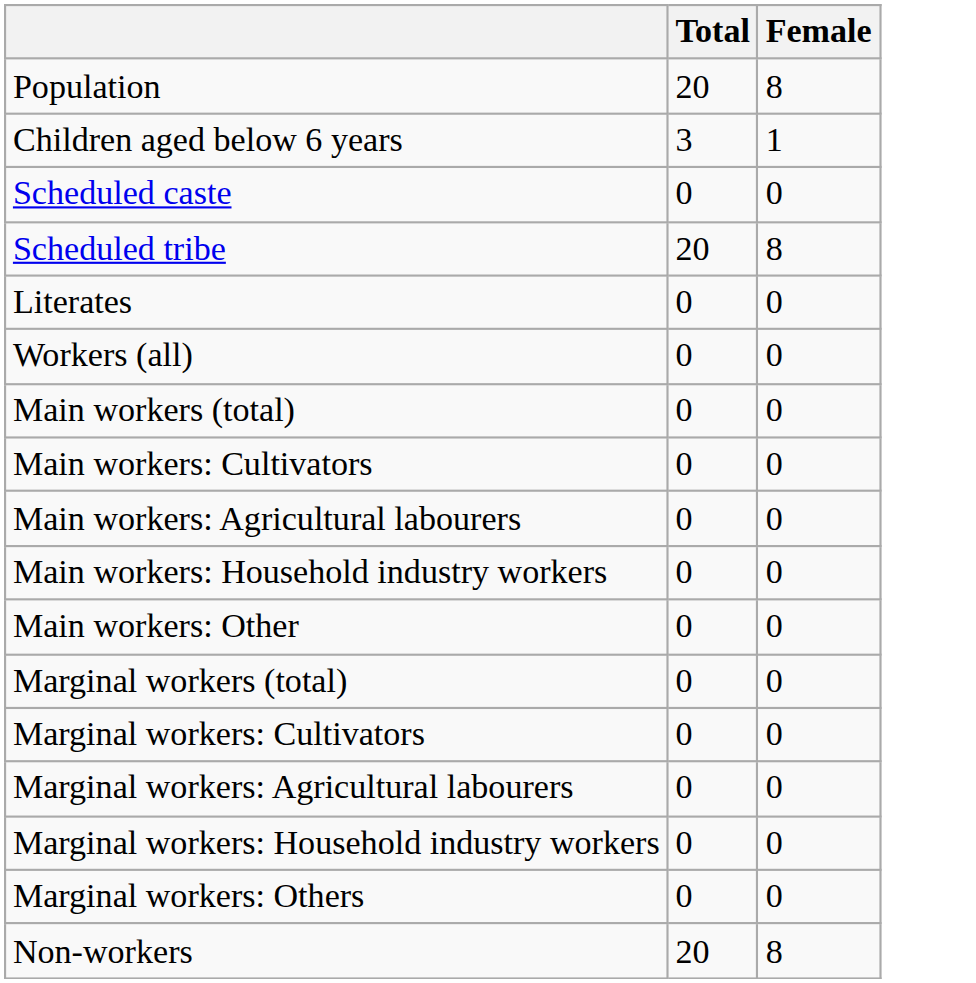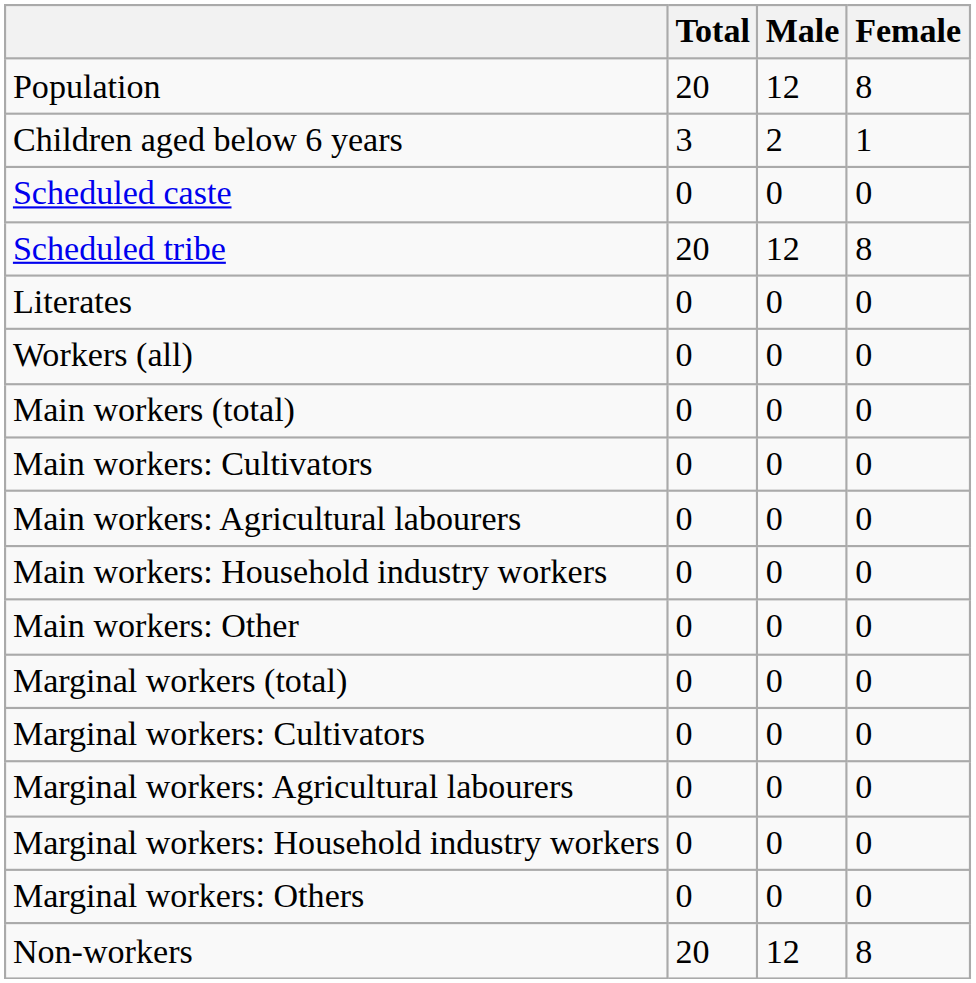+ column: (803, 31)
